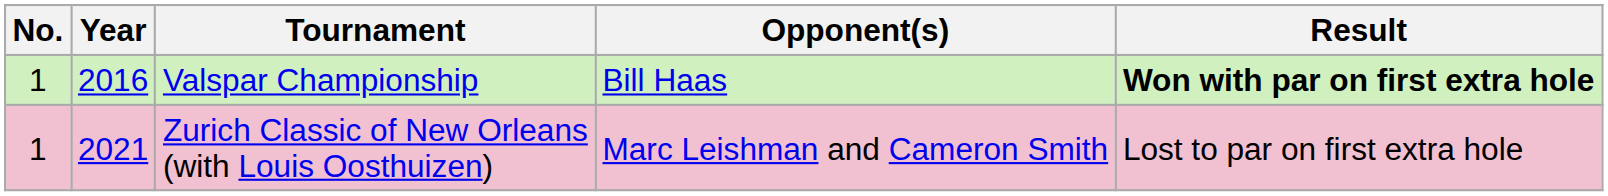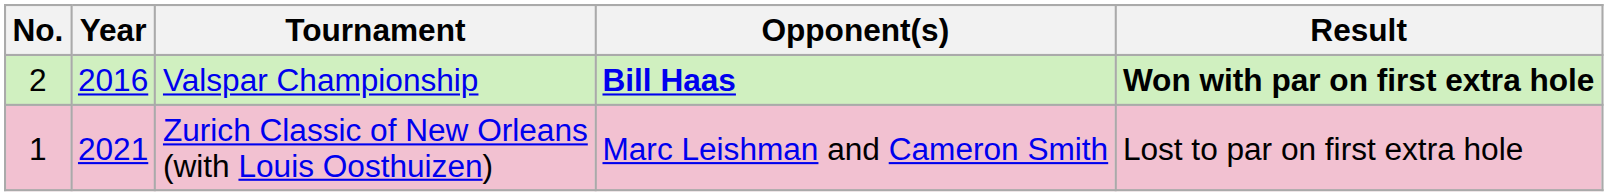(38, 80) 1 -> (38, 80) 2
(665, 80) normal -> (669, 80) bold
